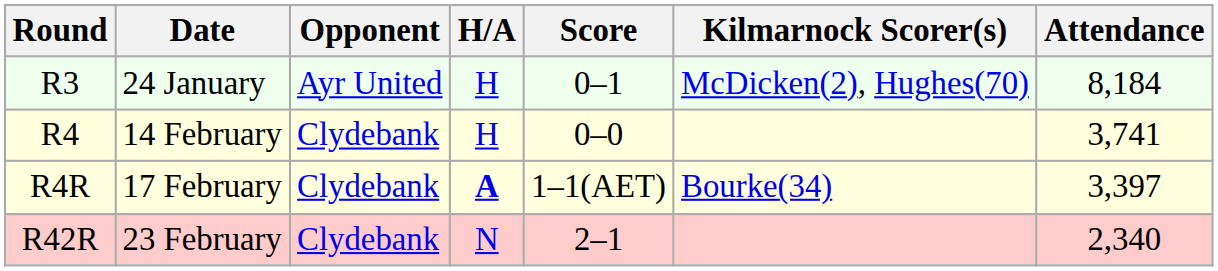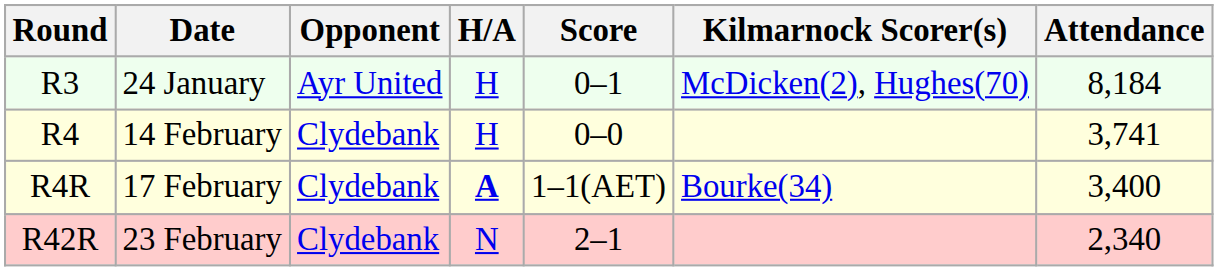(1124, 186) 3,397 -> (1124, 186) 3,400
